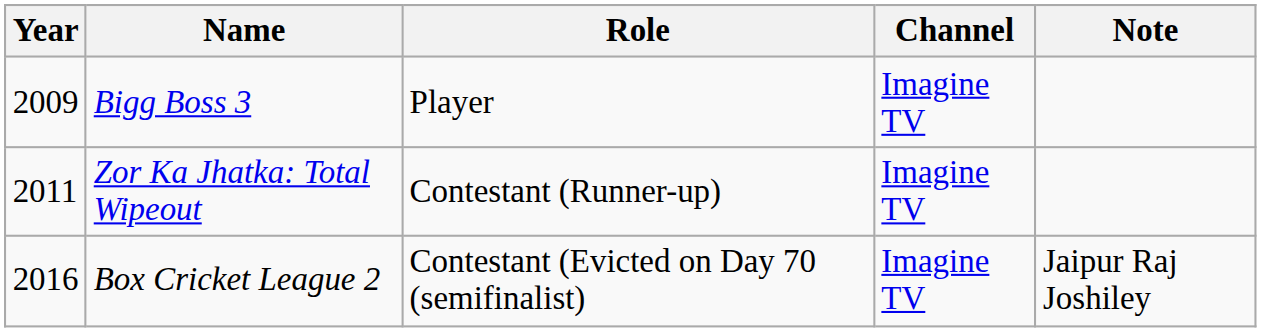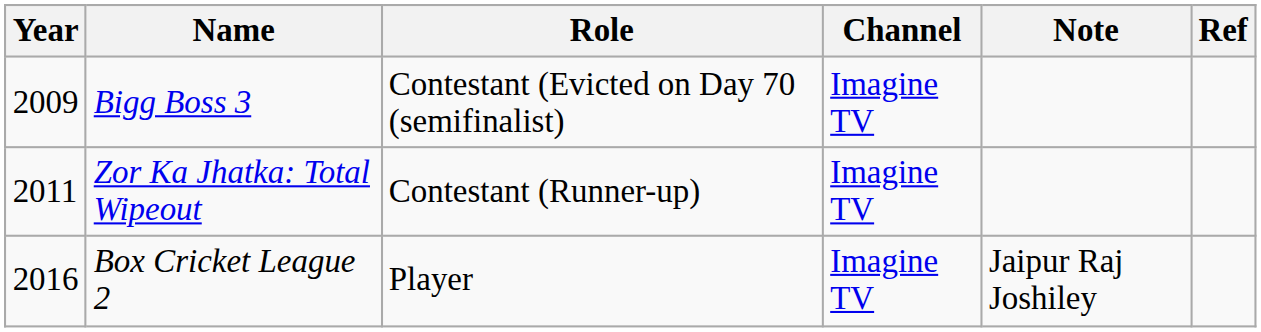+ column: (1223, 30)
(452, 101) Player -> (592, 101) Contestant (Evicted on Day 70 (semifinalist)
(613, 280) Contestant (Evicted on Day 70 (semifinalist) -> (431, 280) Player
